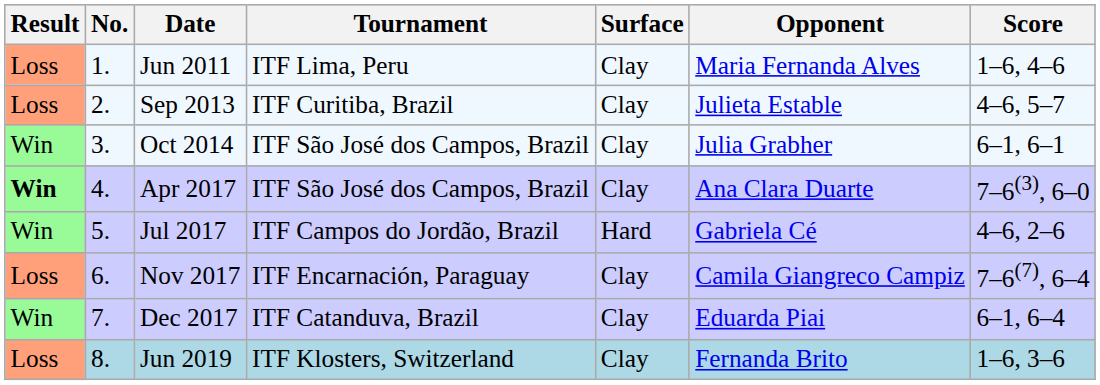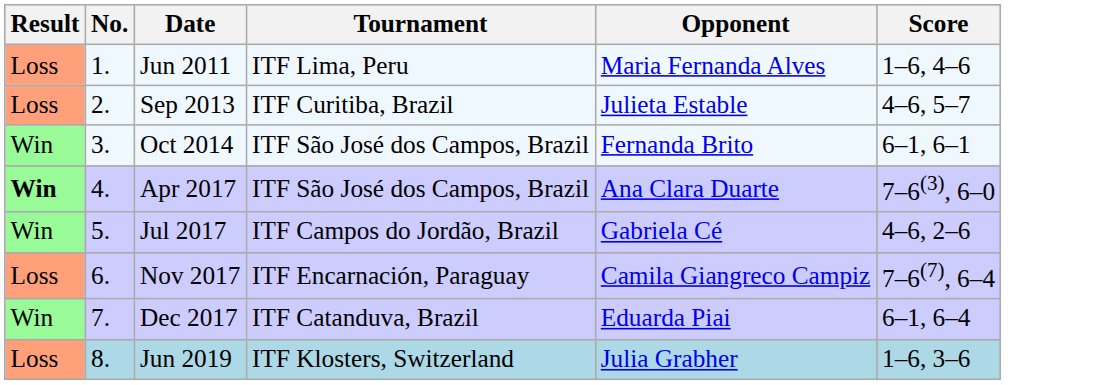- column: (642, 24)
(764, 144) Julia Grabher -> (677, 144) Fernanda Brito
(771, 358) Fernanda Brito -> (669, 358) Julia Grabher
